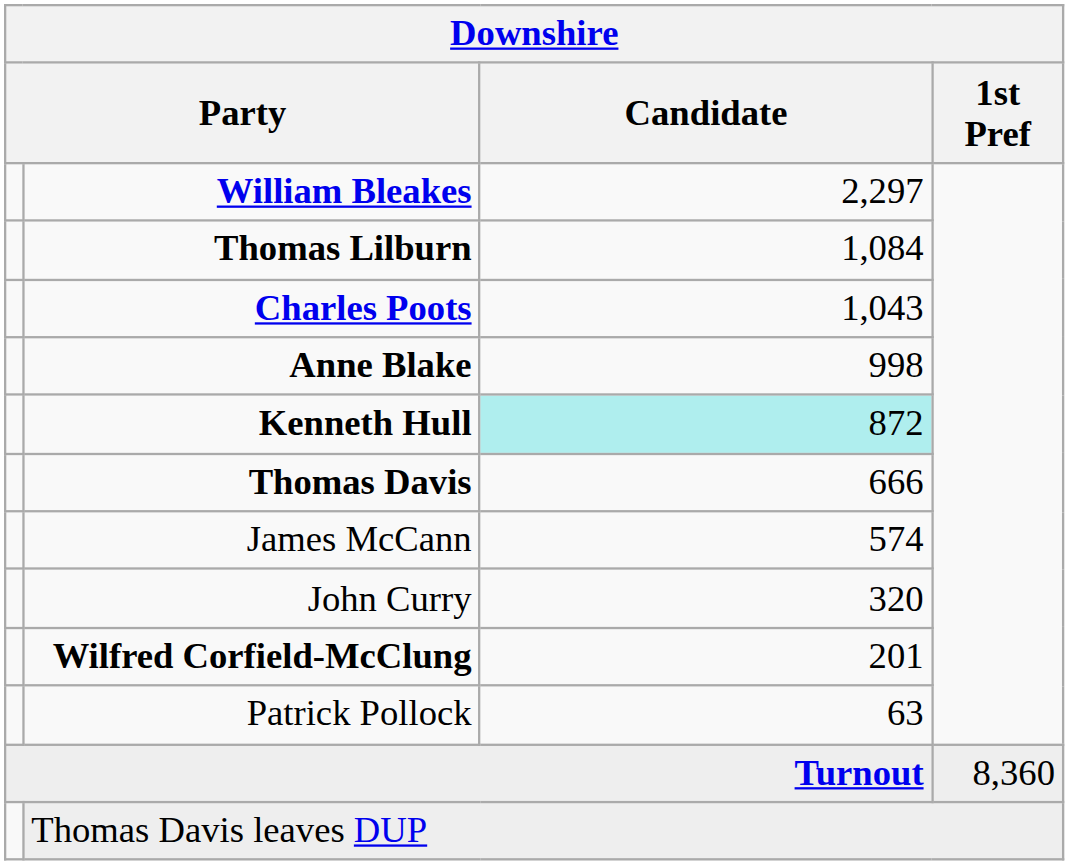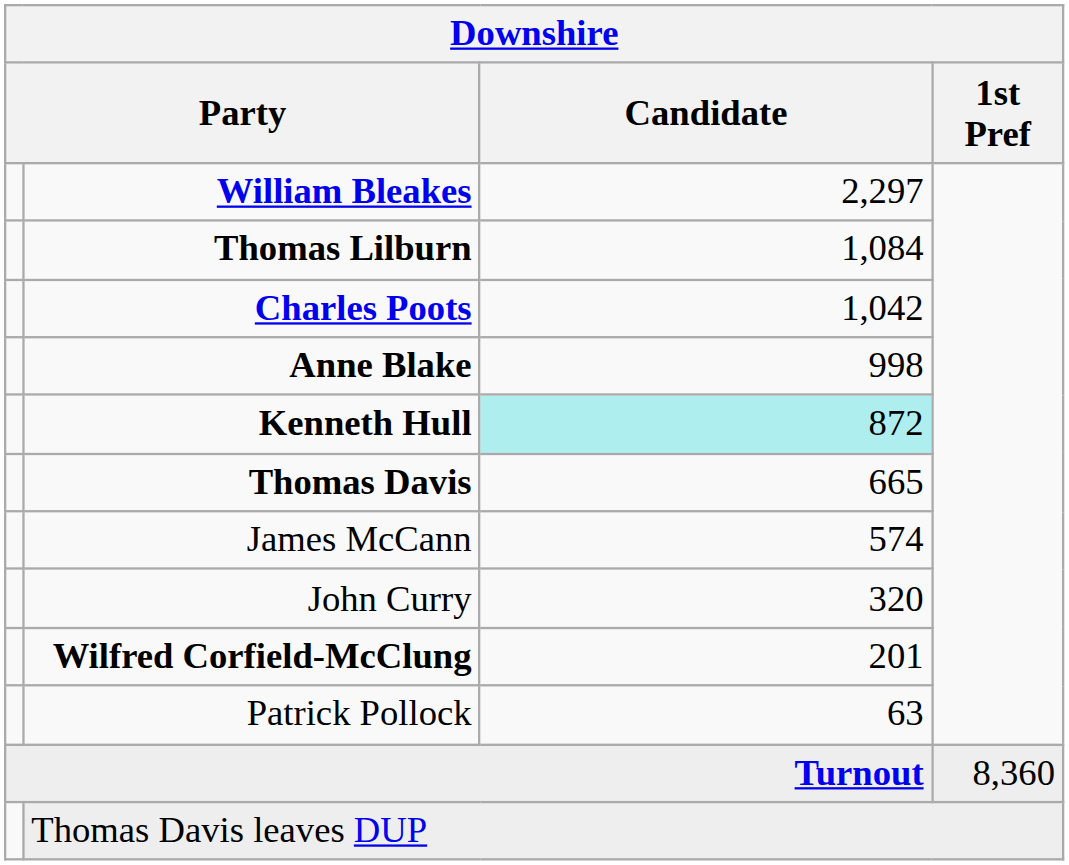(882, 307) 1,043 -> (882, 307) 1,042
(896, 481) 666 -> (896, 481) 665
